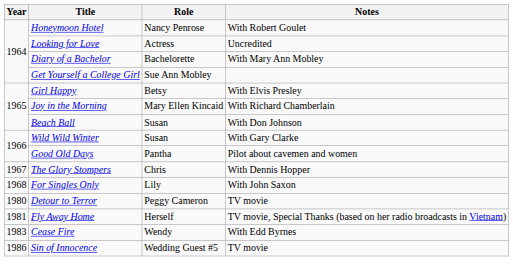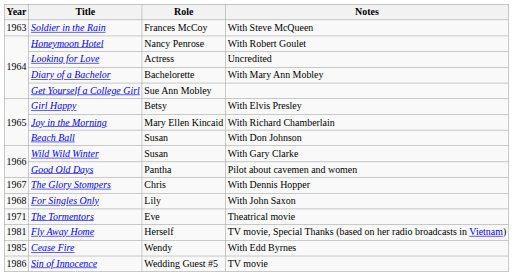+ row: (68, 28)
+ row: (62, 216)
- row: (64, 201)
(17, 232) 1983 -> (17, 248) 1985
